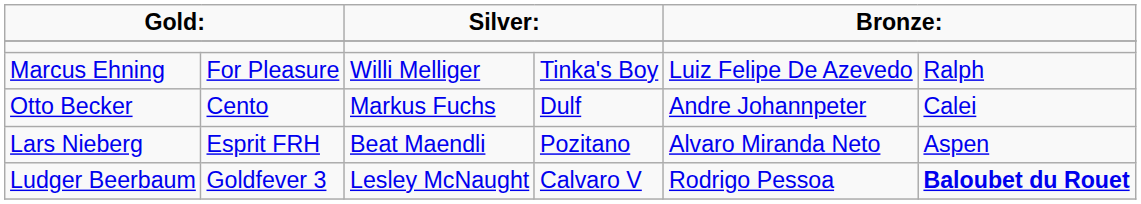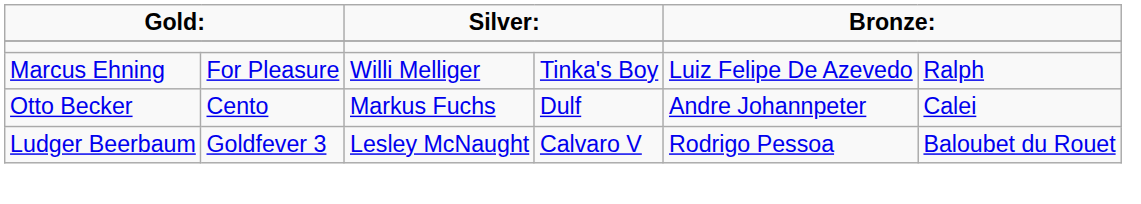- row: (76, 143)
(1027, 180) bold -> (1020, 143) normal
